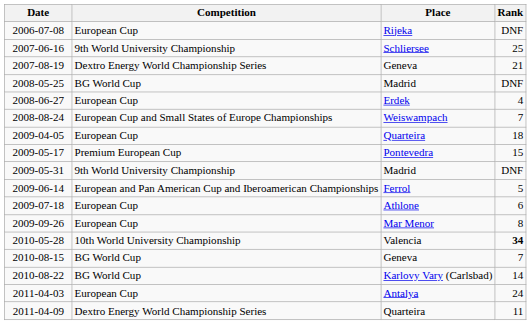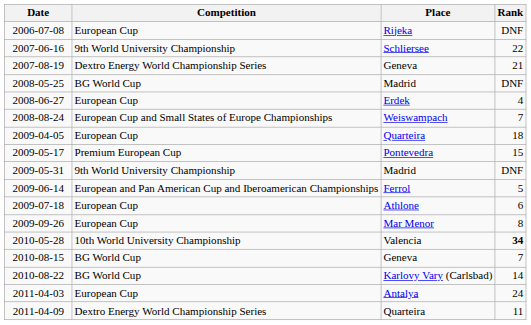(518, 48) 25 -> (518, 48) 22
